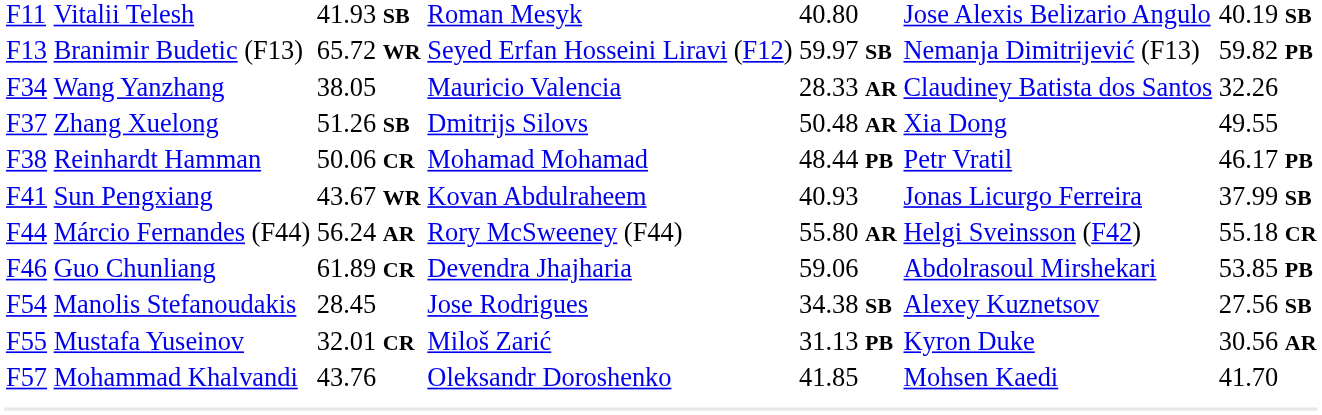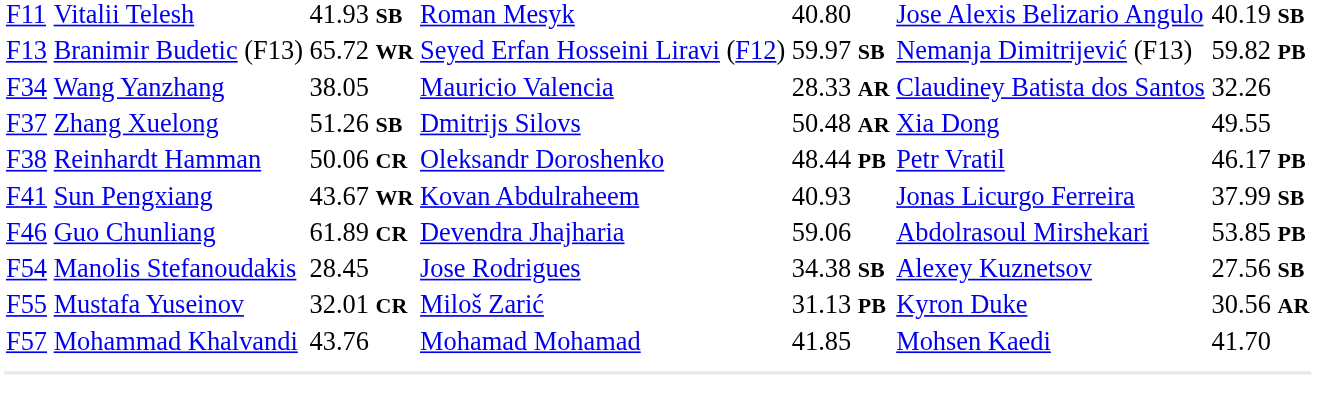(538, 159) Mohamad Mohamad -> (542, 159) Oleksandr Doroshenko
- row: (182, 232)
(549, 377) Oleksandr Doroshenko -> (530, 341) Mohamad Mohamad
